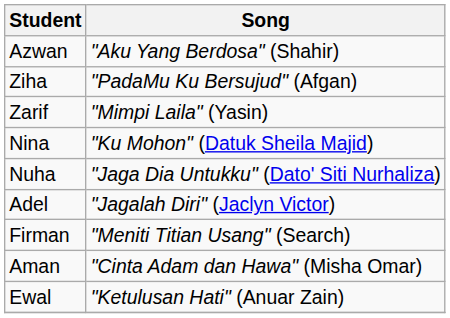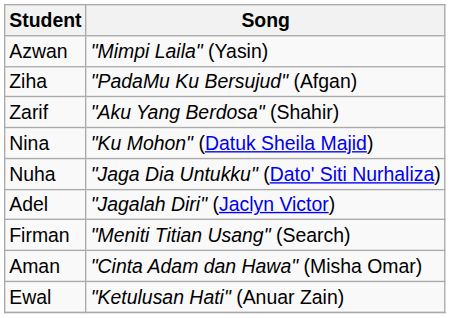(215, 51) "Aku Yang Berdosa" (Shahir) -> (179, 51) "Mimpi Laila" (Yasin)
(179, 113) "Mimpi Laila" (Yasin) -> (215, 113) "Aku Yang Berdosa" (Shahir)
